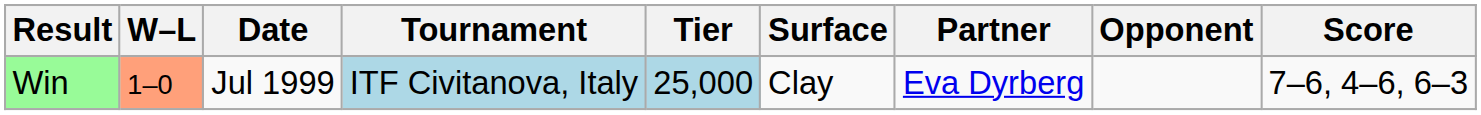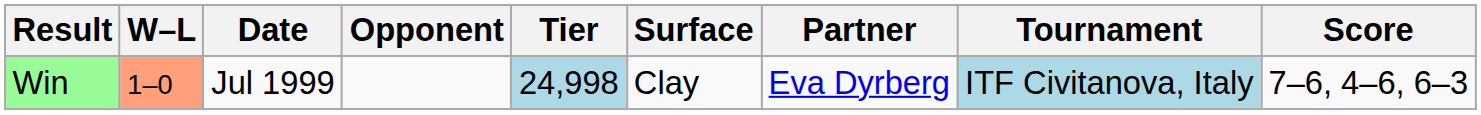columns swapped: (494, 30) <-> (1176, 30)
(703, 82) 25,000 -> (569, 82) 24,998
